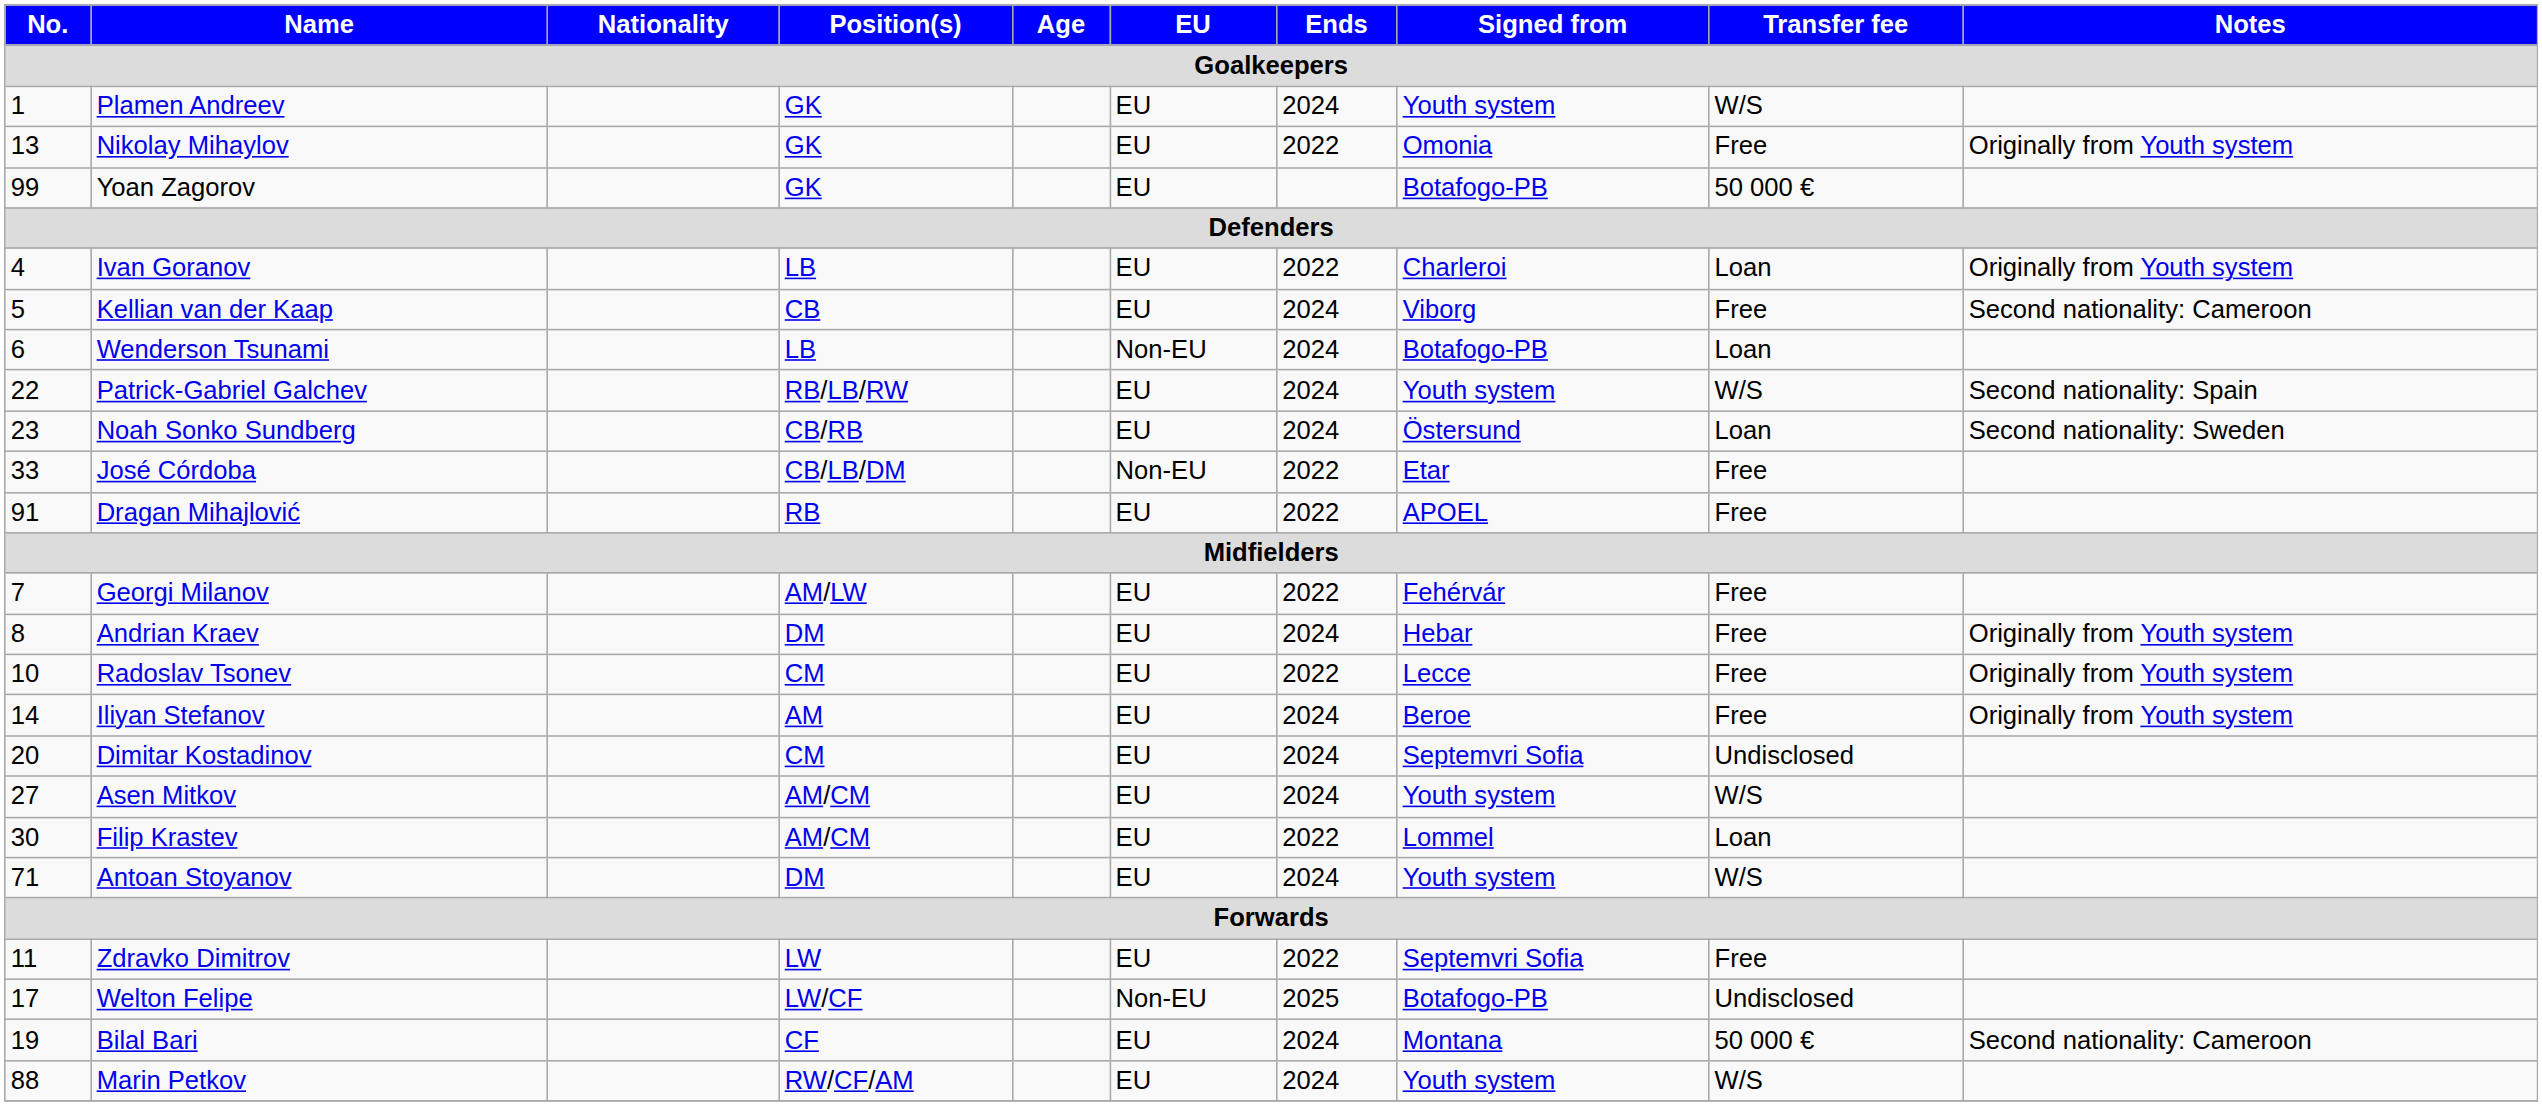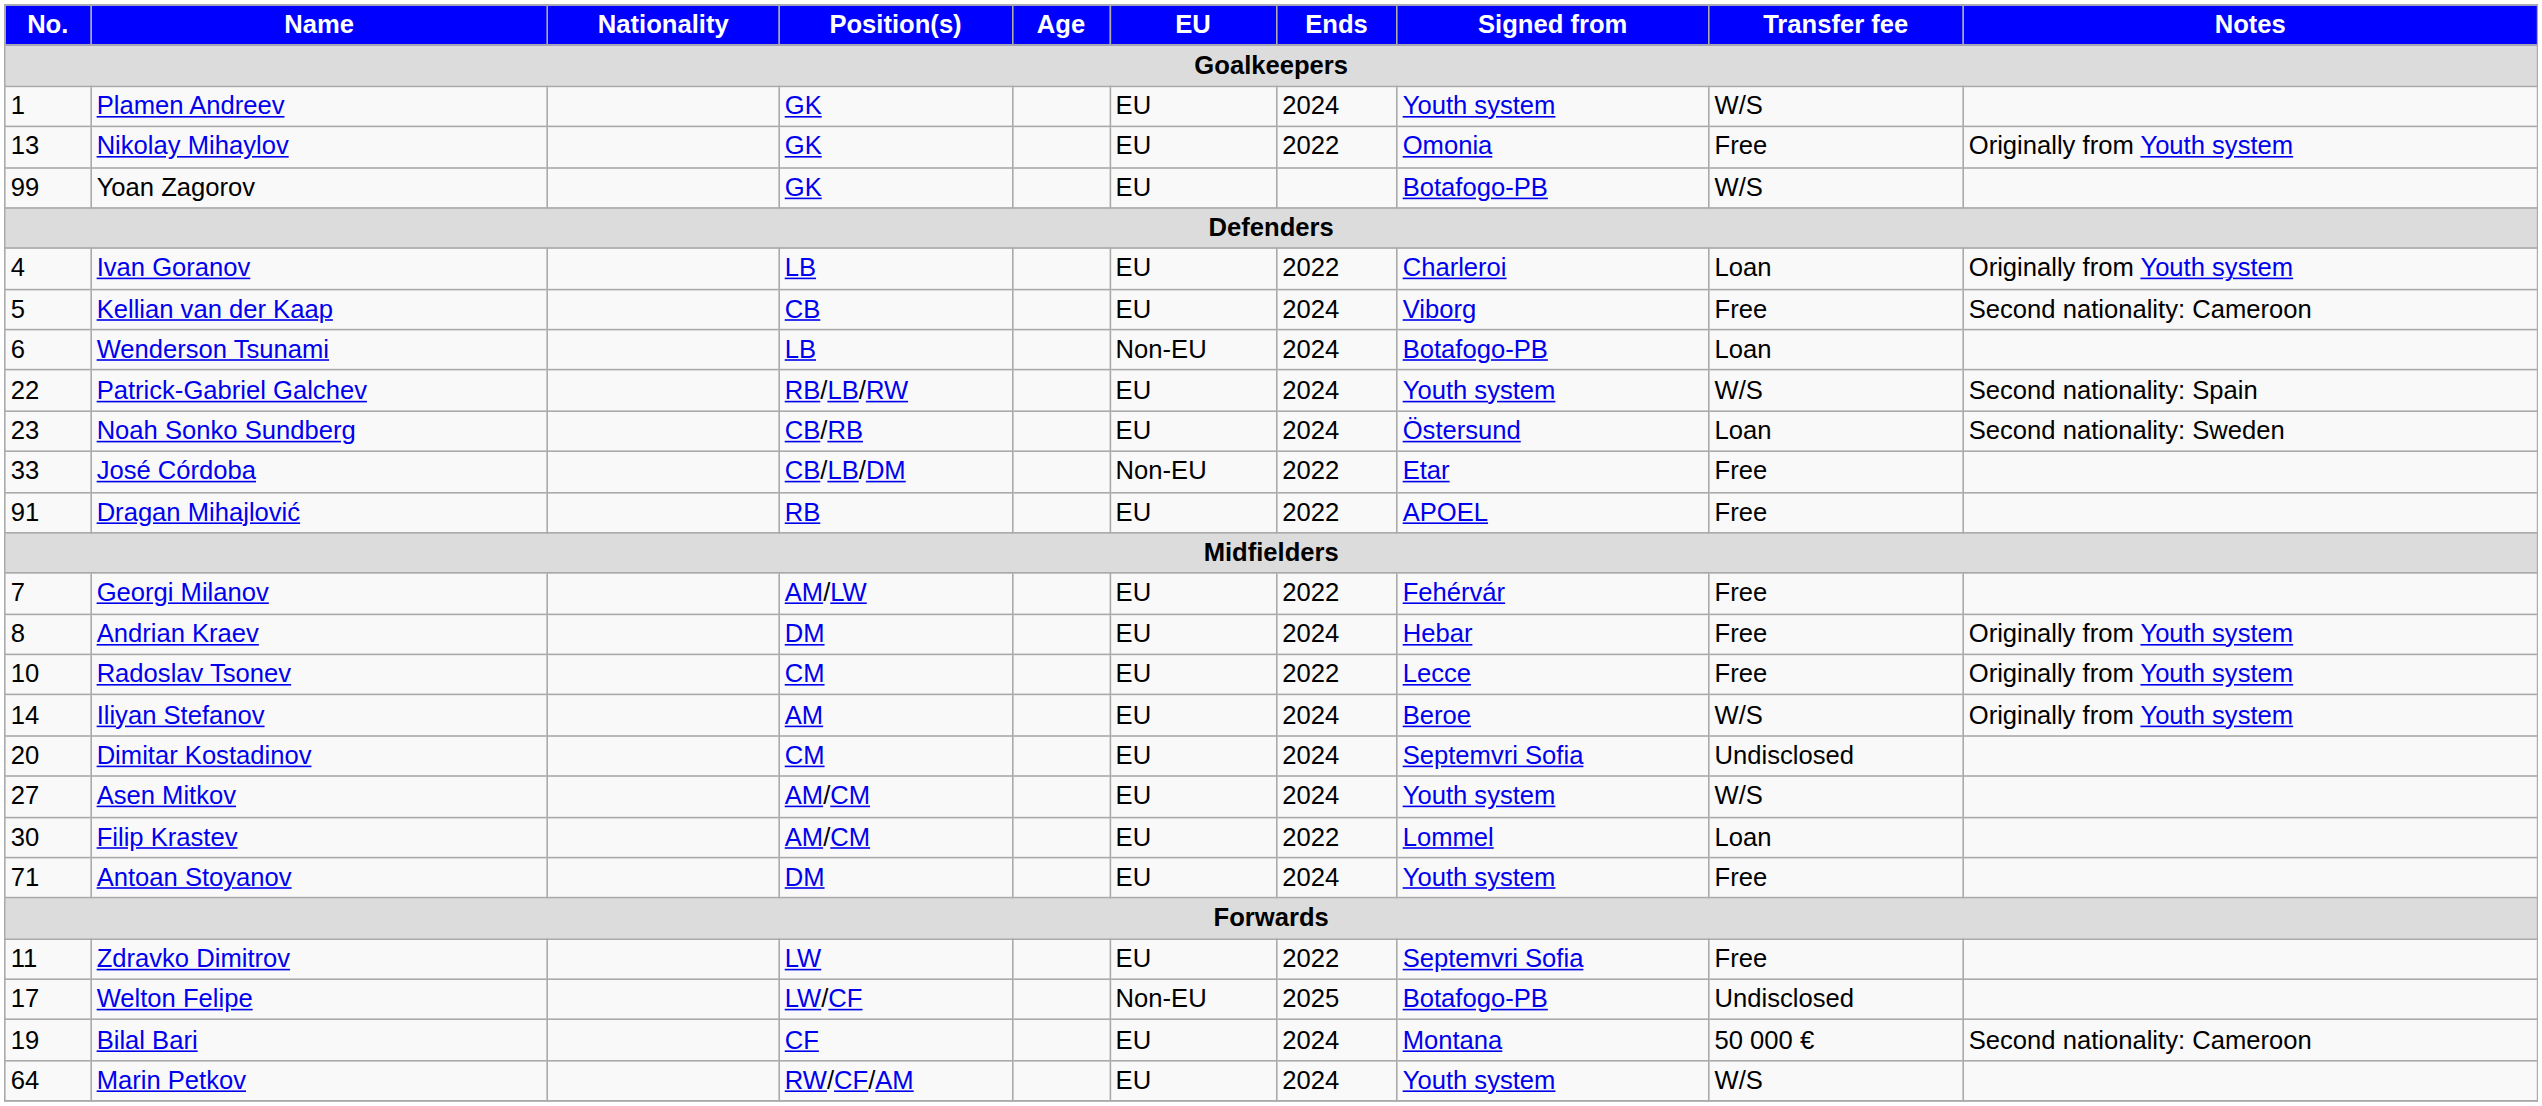(1764, 187) 50 000 € -> (1739, 187) W/S
(1741, 715) Free -> (1739, 715) W/S
(1739, 877) W/S -> (1741, 877) Free
(25, 1080) 88 -> (25, 1080) 64
